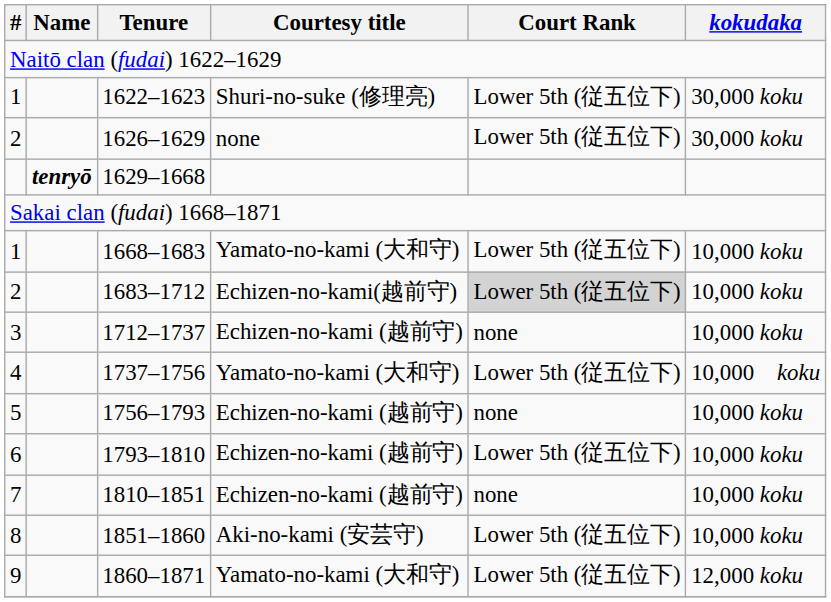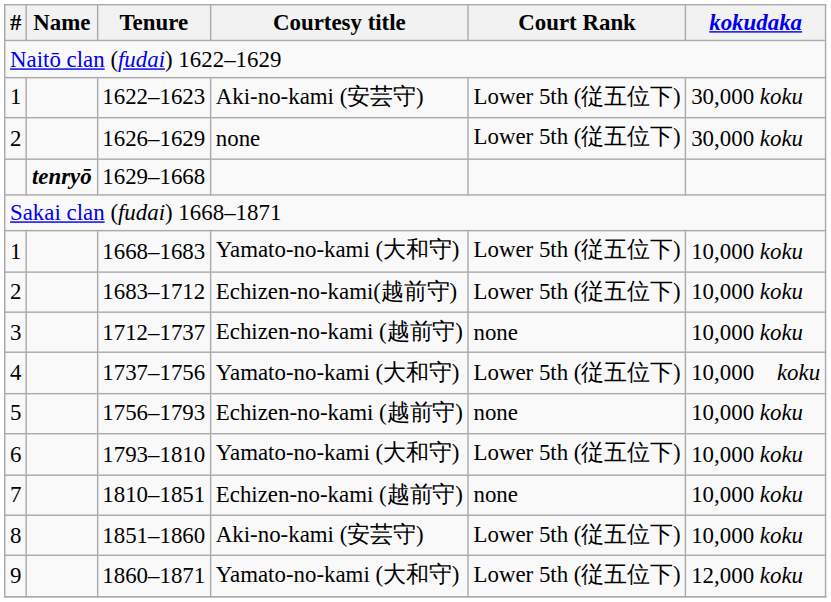(325, 96) Shuri-no-suke (修理亮) -> (320, 96) Aki-no-kami (安芸守)
(577, 290) lightgrey background -> (577, 290) no background
(339, 453) Echizen-no-kami (越前守) -> (338, 453) Yamato-no-kami (大和守)
